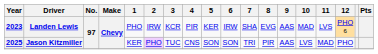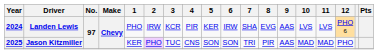(14, 27) 2023 -> (14, 27) 2024
(306, 27) MAD -> (306, 27) LVS
(306, 43) LVS -> (306, 43) MAD
